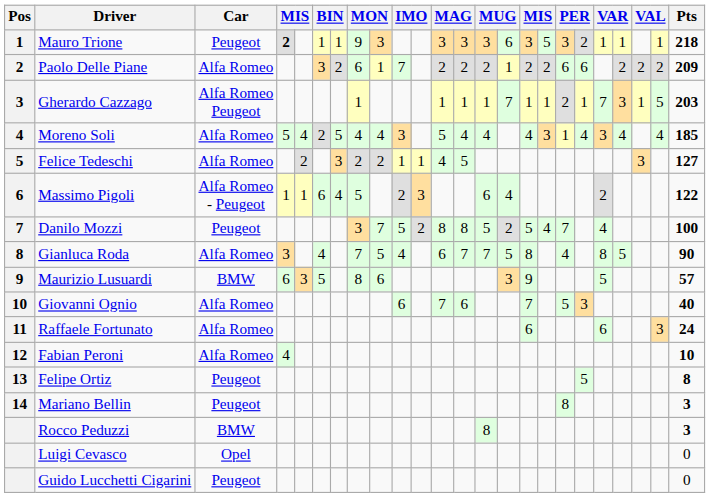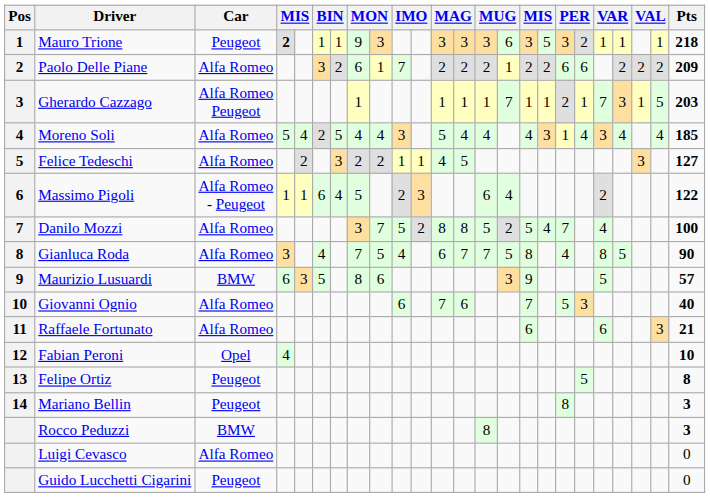(236, 229) Peugeot -> (236, 229) Alfa Romeo
(687, 329) 24 -> (687, 329) 21
(236, 354) Alfa Romeo -> (236, 354) Opel
(236, 455) Opel -> (236, 455) Alfa Romeo
